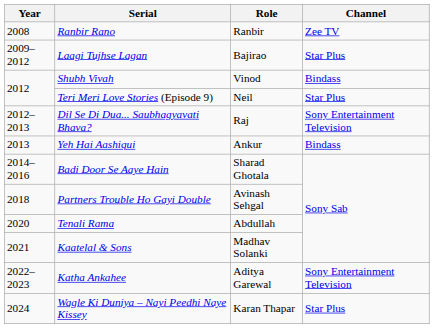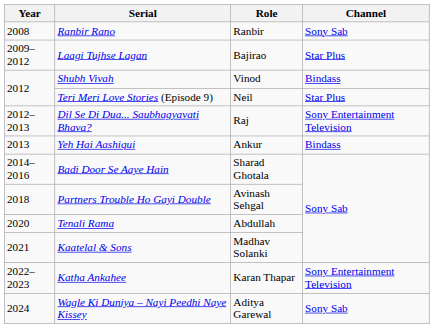(322, 31) Zee TV -> (326, 31) Sony Sab
(252, 278) Aditya Garewal -> (264, 278) Karan Thapar
(264, 308) Karan Thapar -> (252, 308) Aditya Garewal
(325, 308) Star Plus -> (326, 308) Sony Sab
